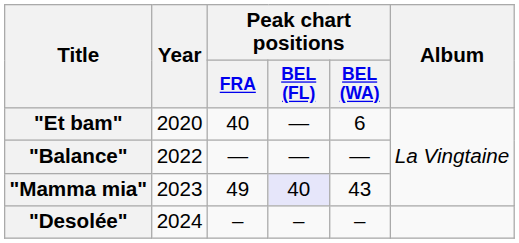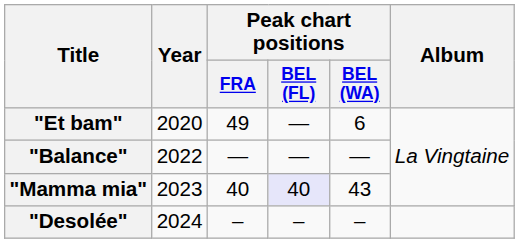(238, 123) 40 -> (238, 123) 49
(238, 189) 49 -> (238, 189) 40
